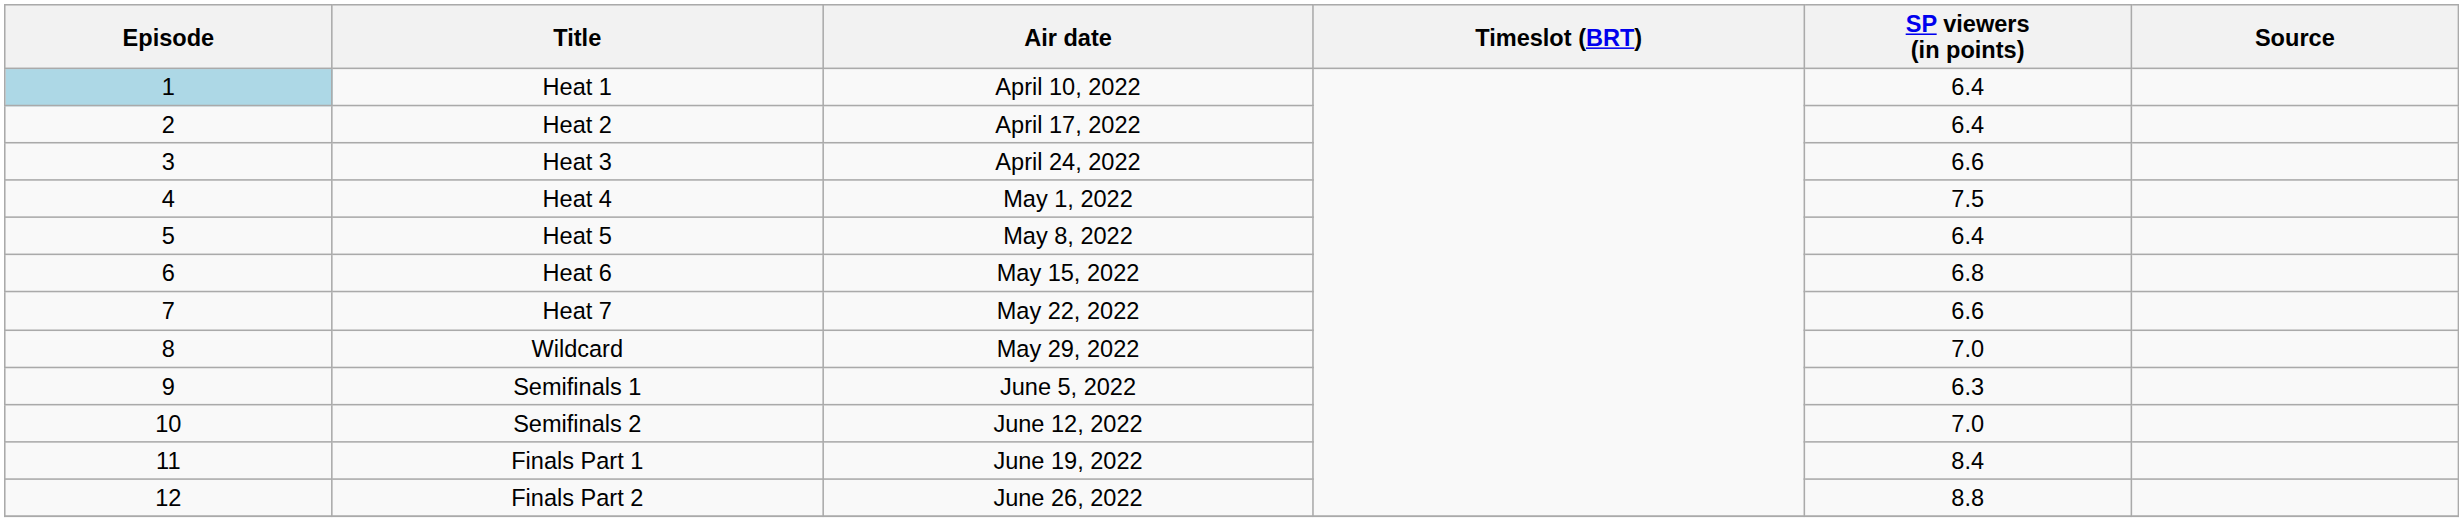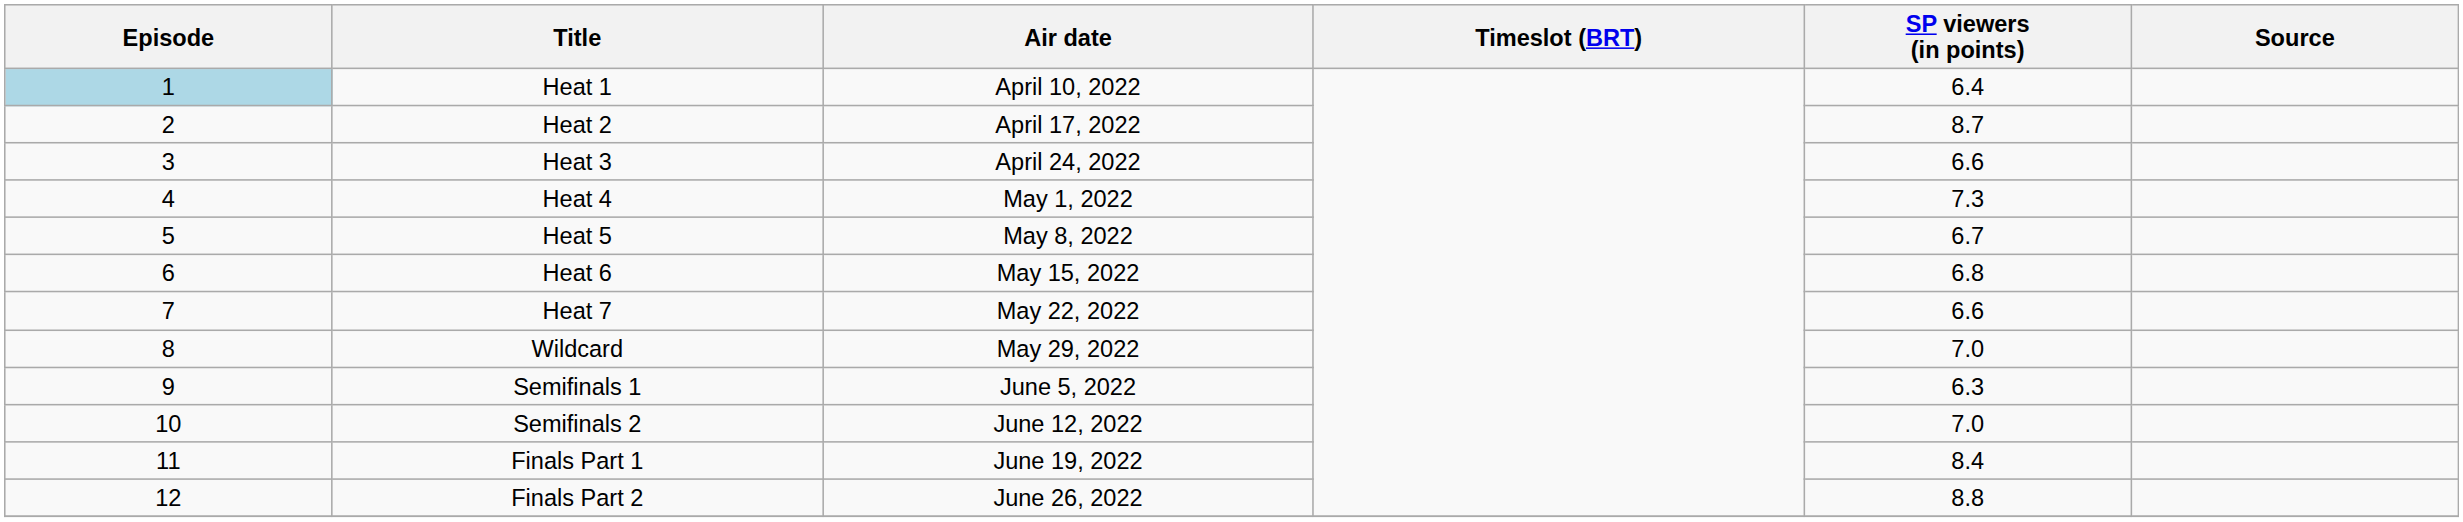(1968, 125) 6.4 -> (1968, 125) 8.7
(1968, 199) 7.5 -> (1968, 199) 7.3
(1968, 236) 6.4 -> (1968, 236) 6.7
